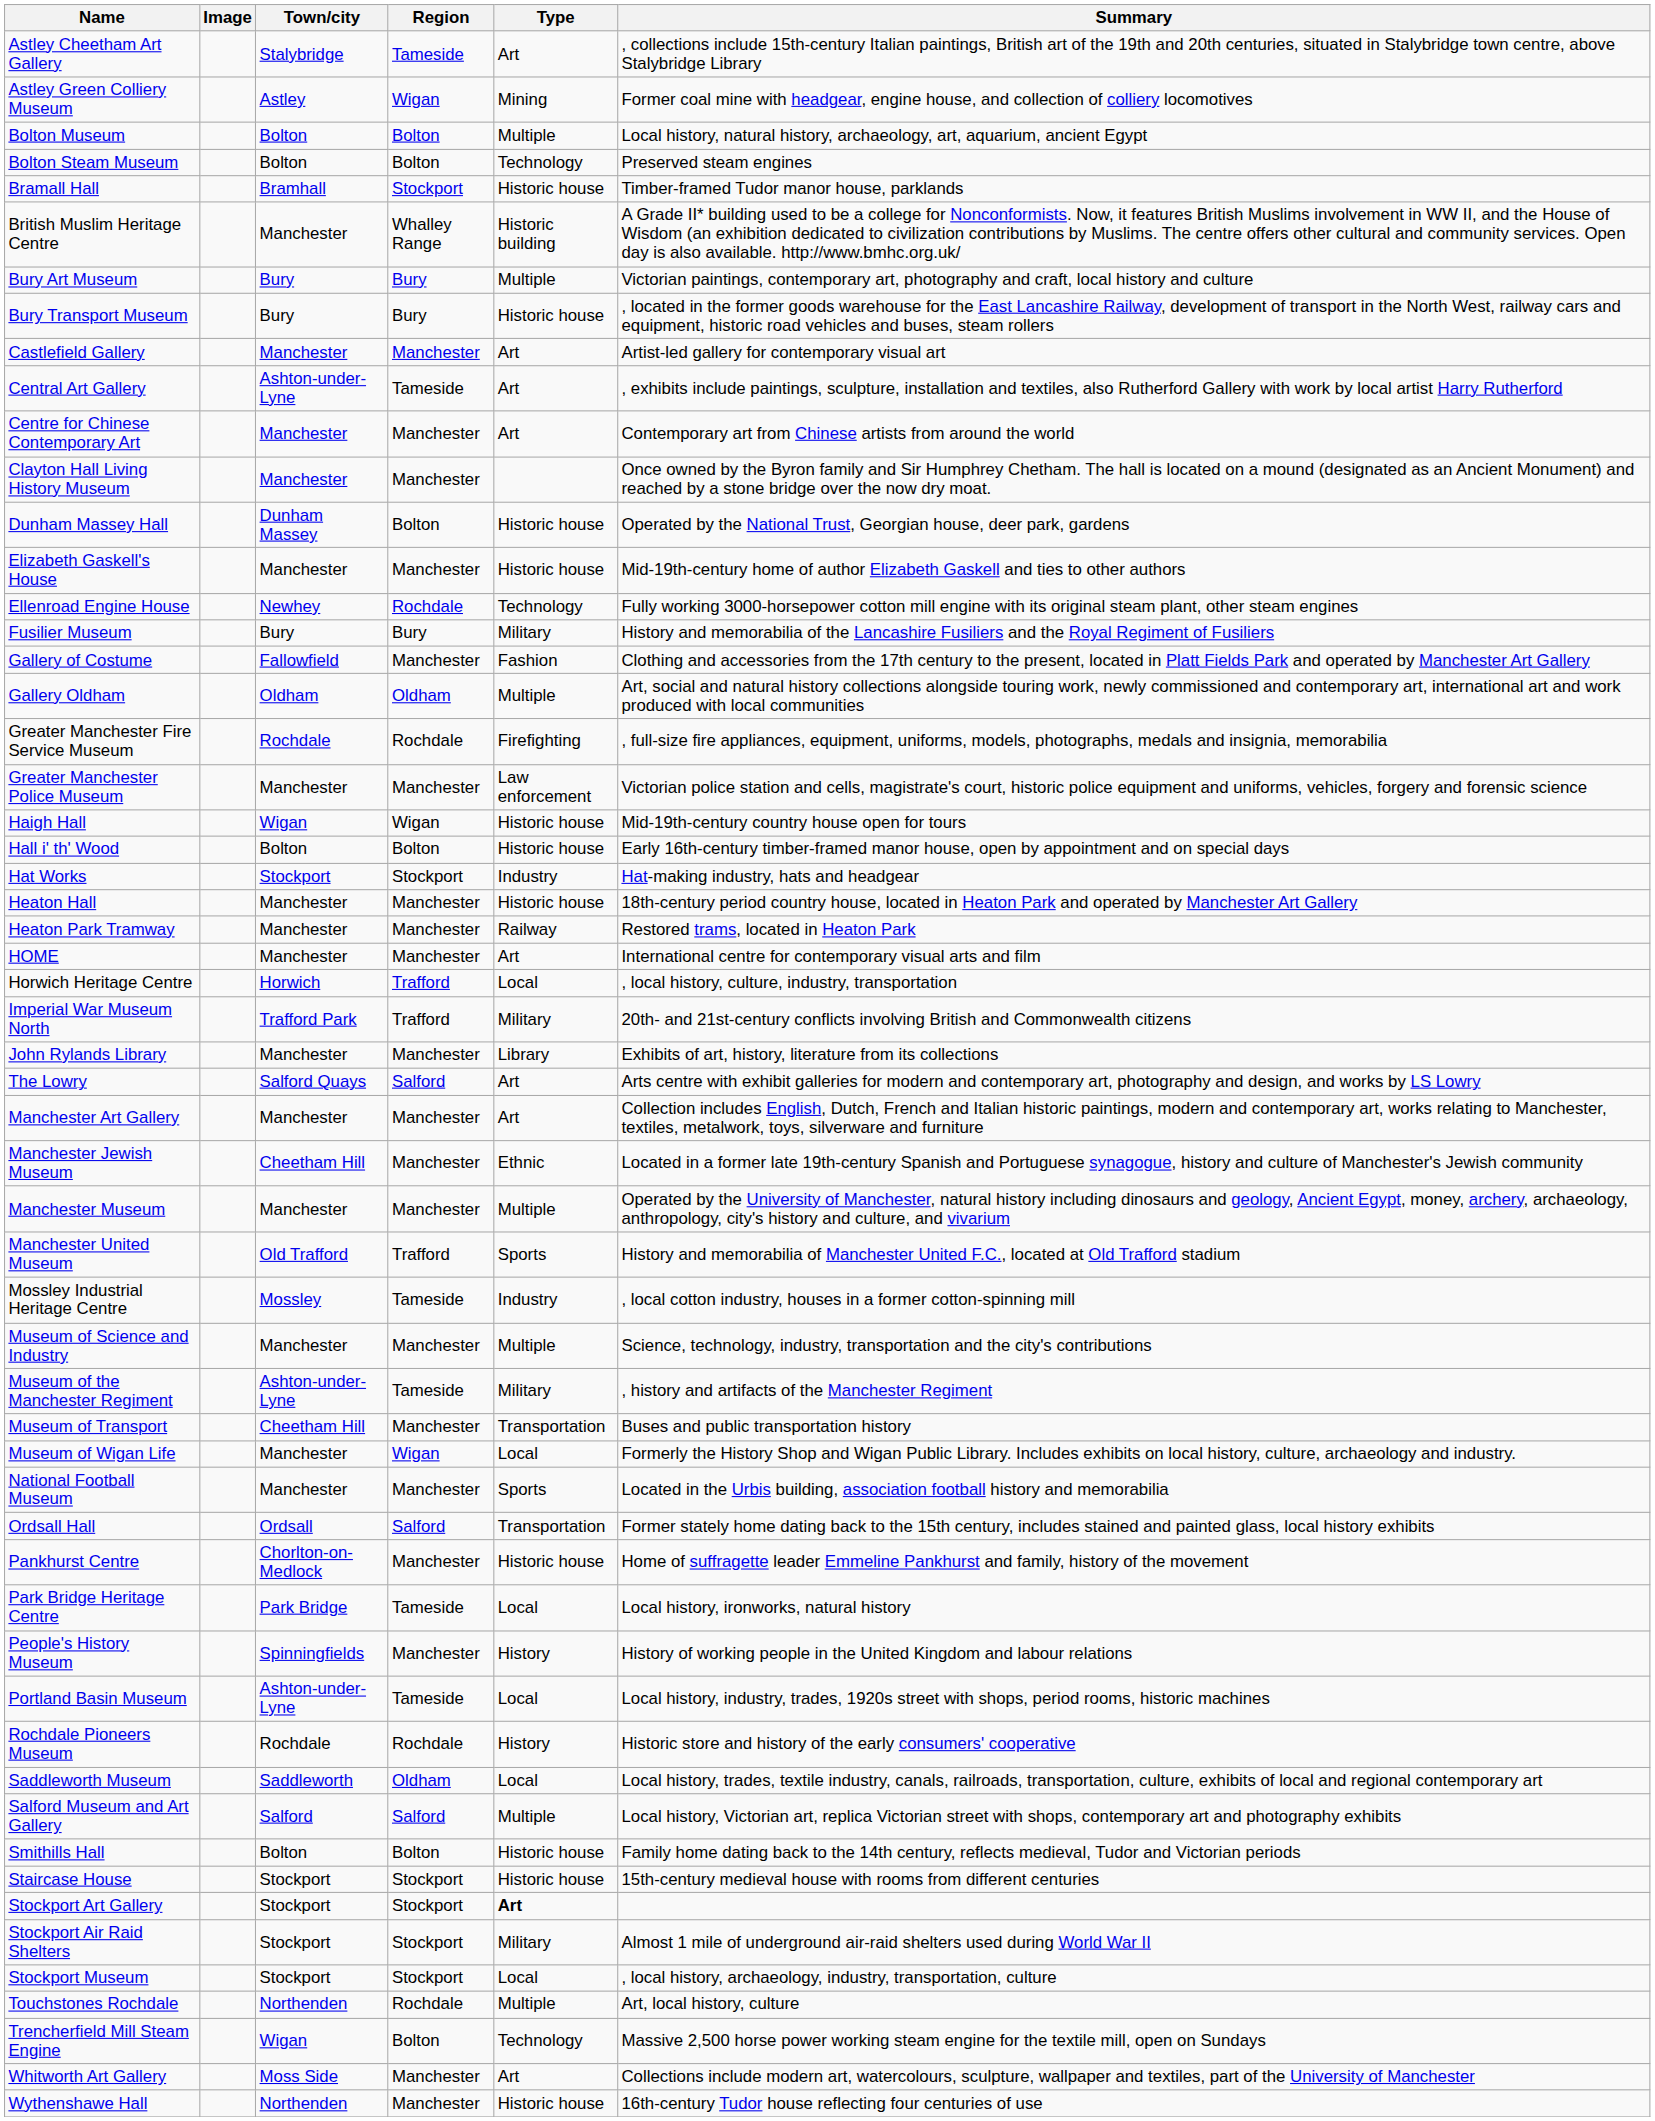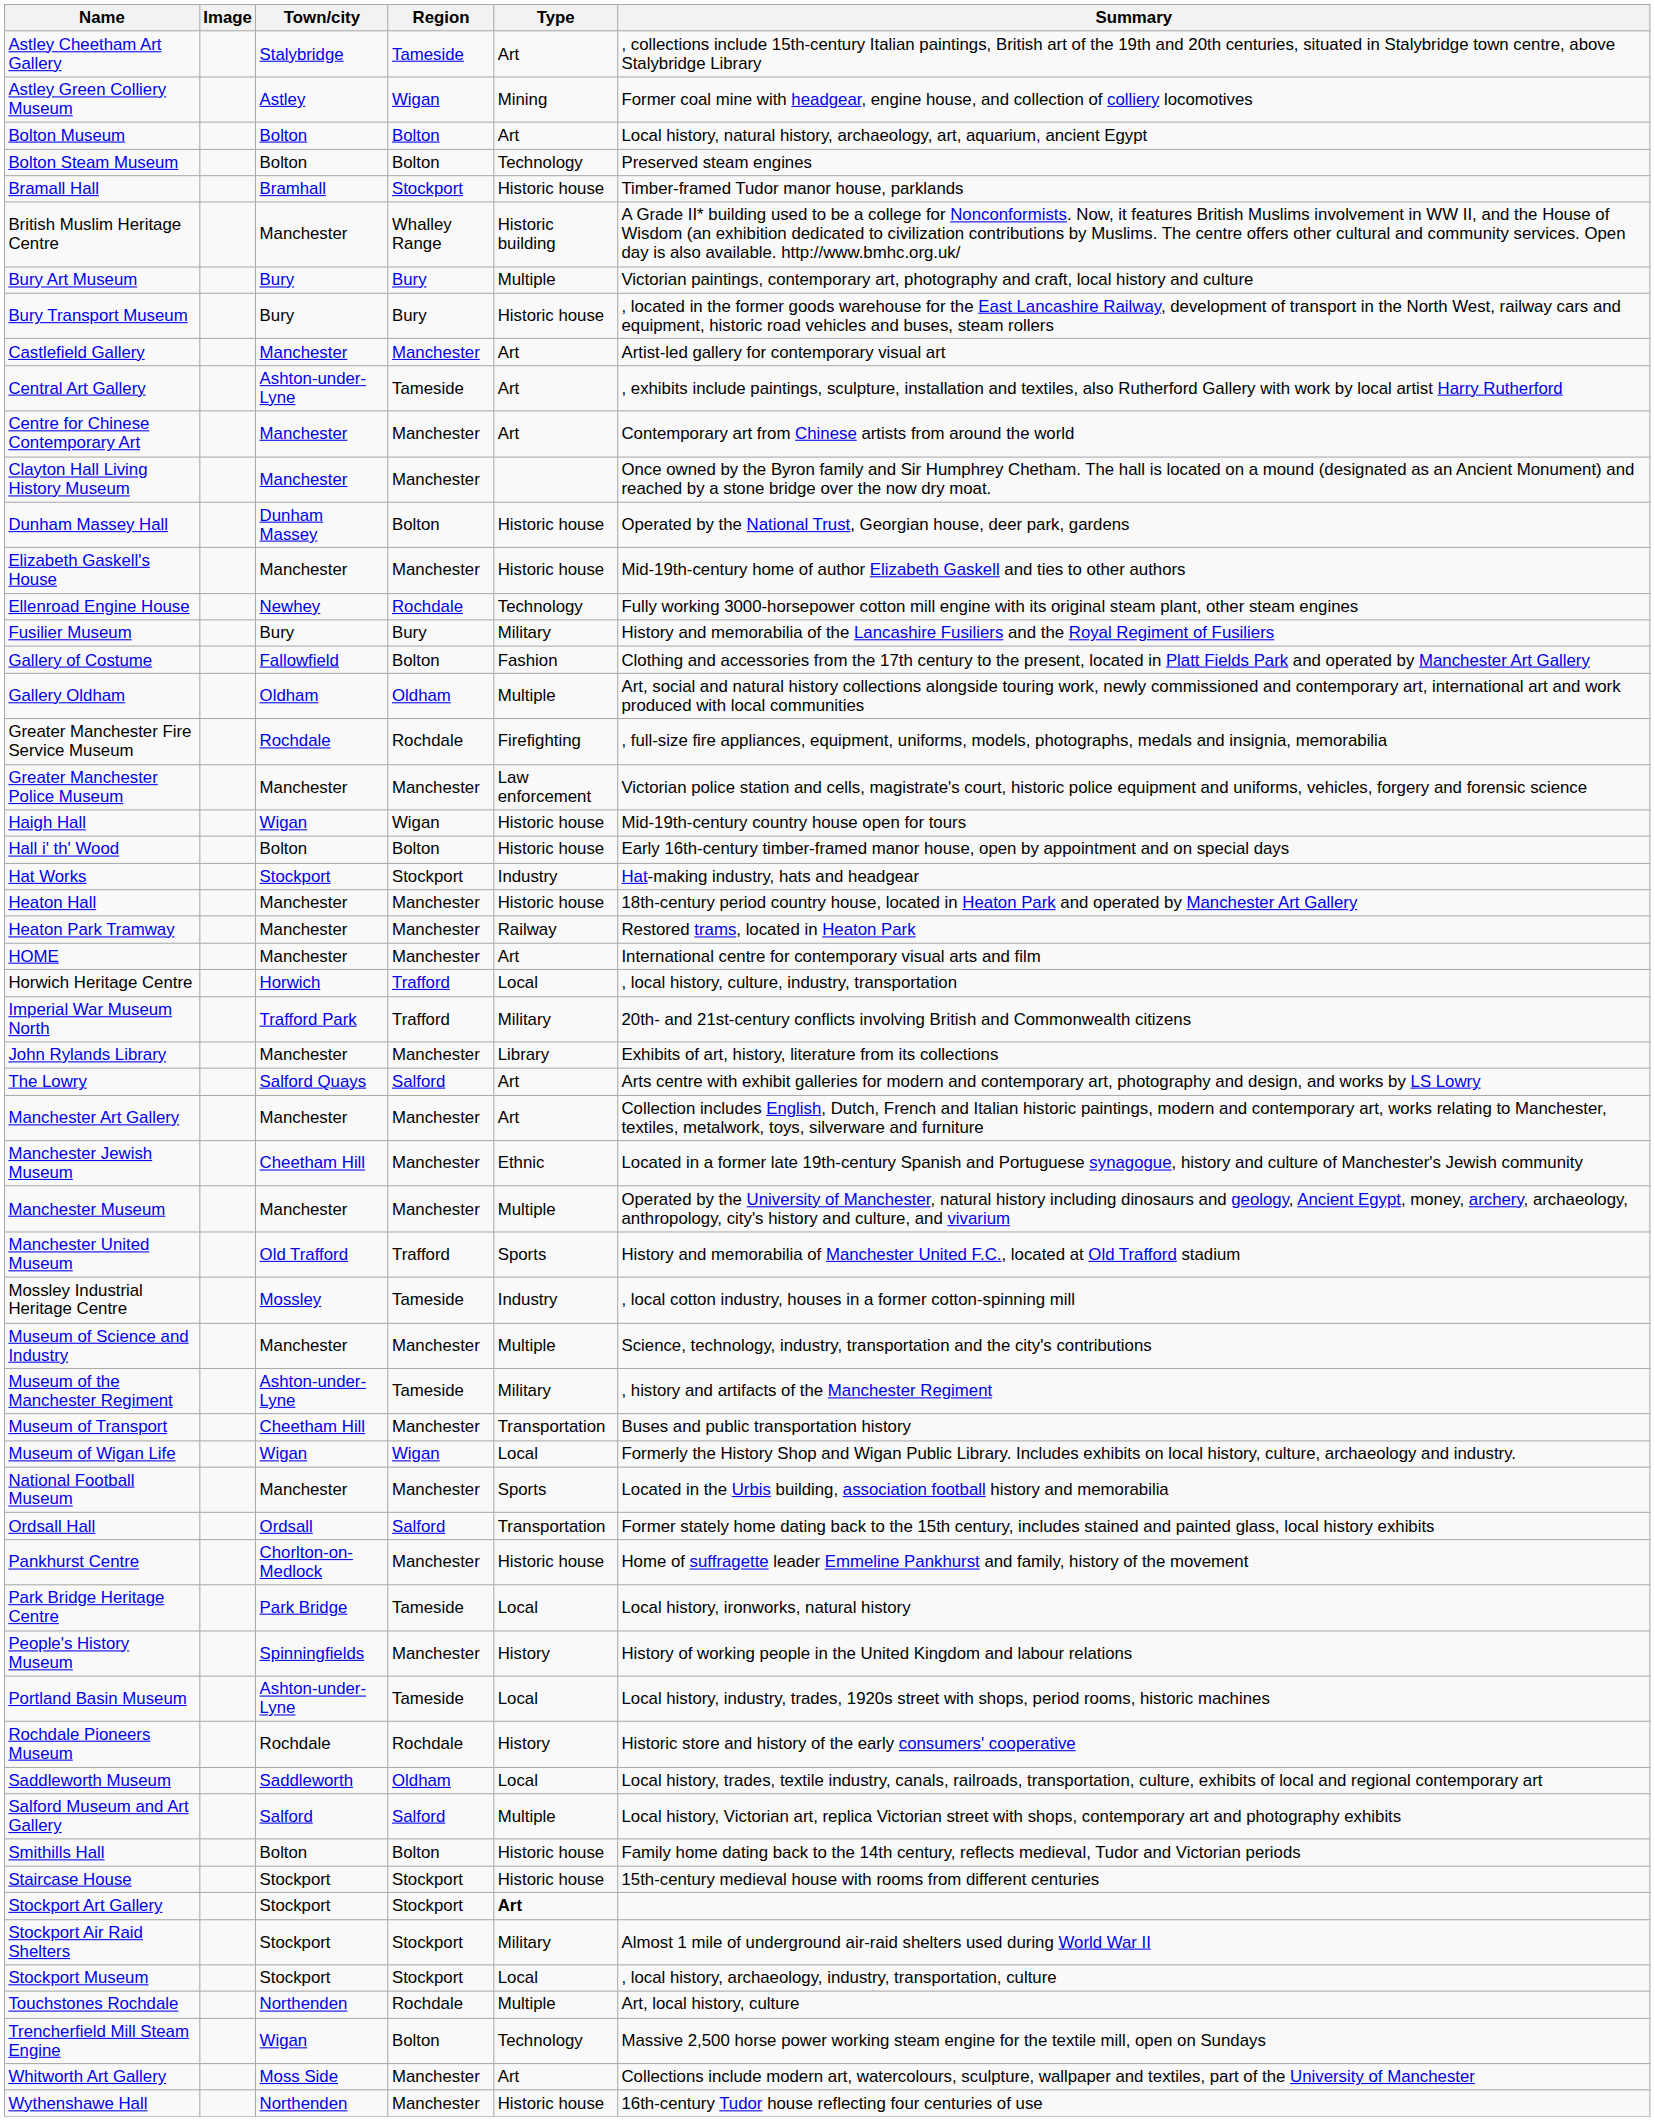(527, 135) Multiple -> (508, 135) Art
(436, 659) Manchester -> (416, 659) Bolton
(303, 1453) Manchester -> (283, 1453) Wigan
